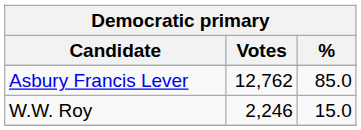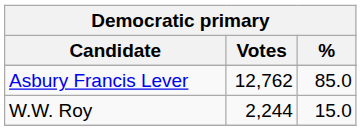(269, 111) 2,246 -> (269, 111) 2,244
